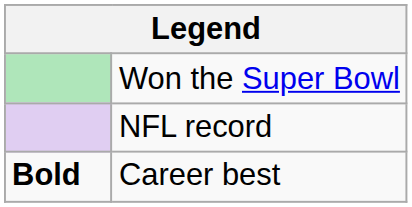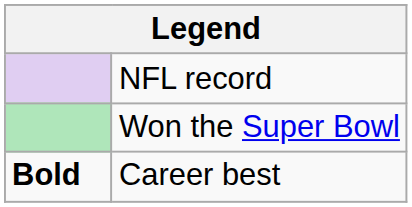rows swapped: (259, 77) <-> (196, 126)
